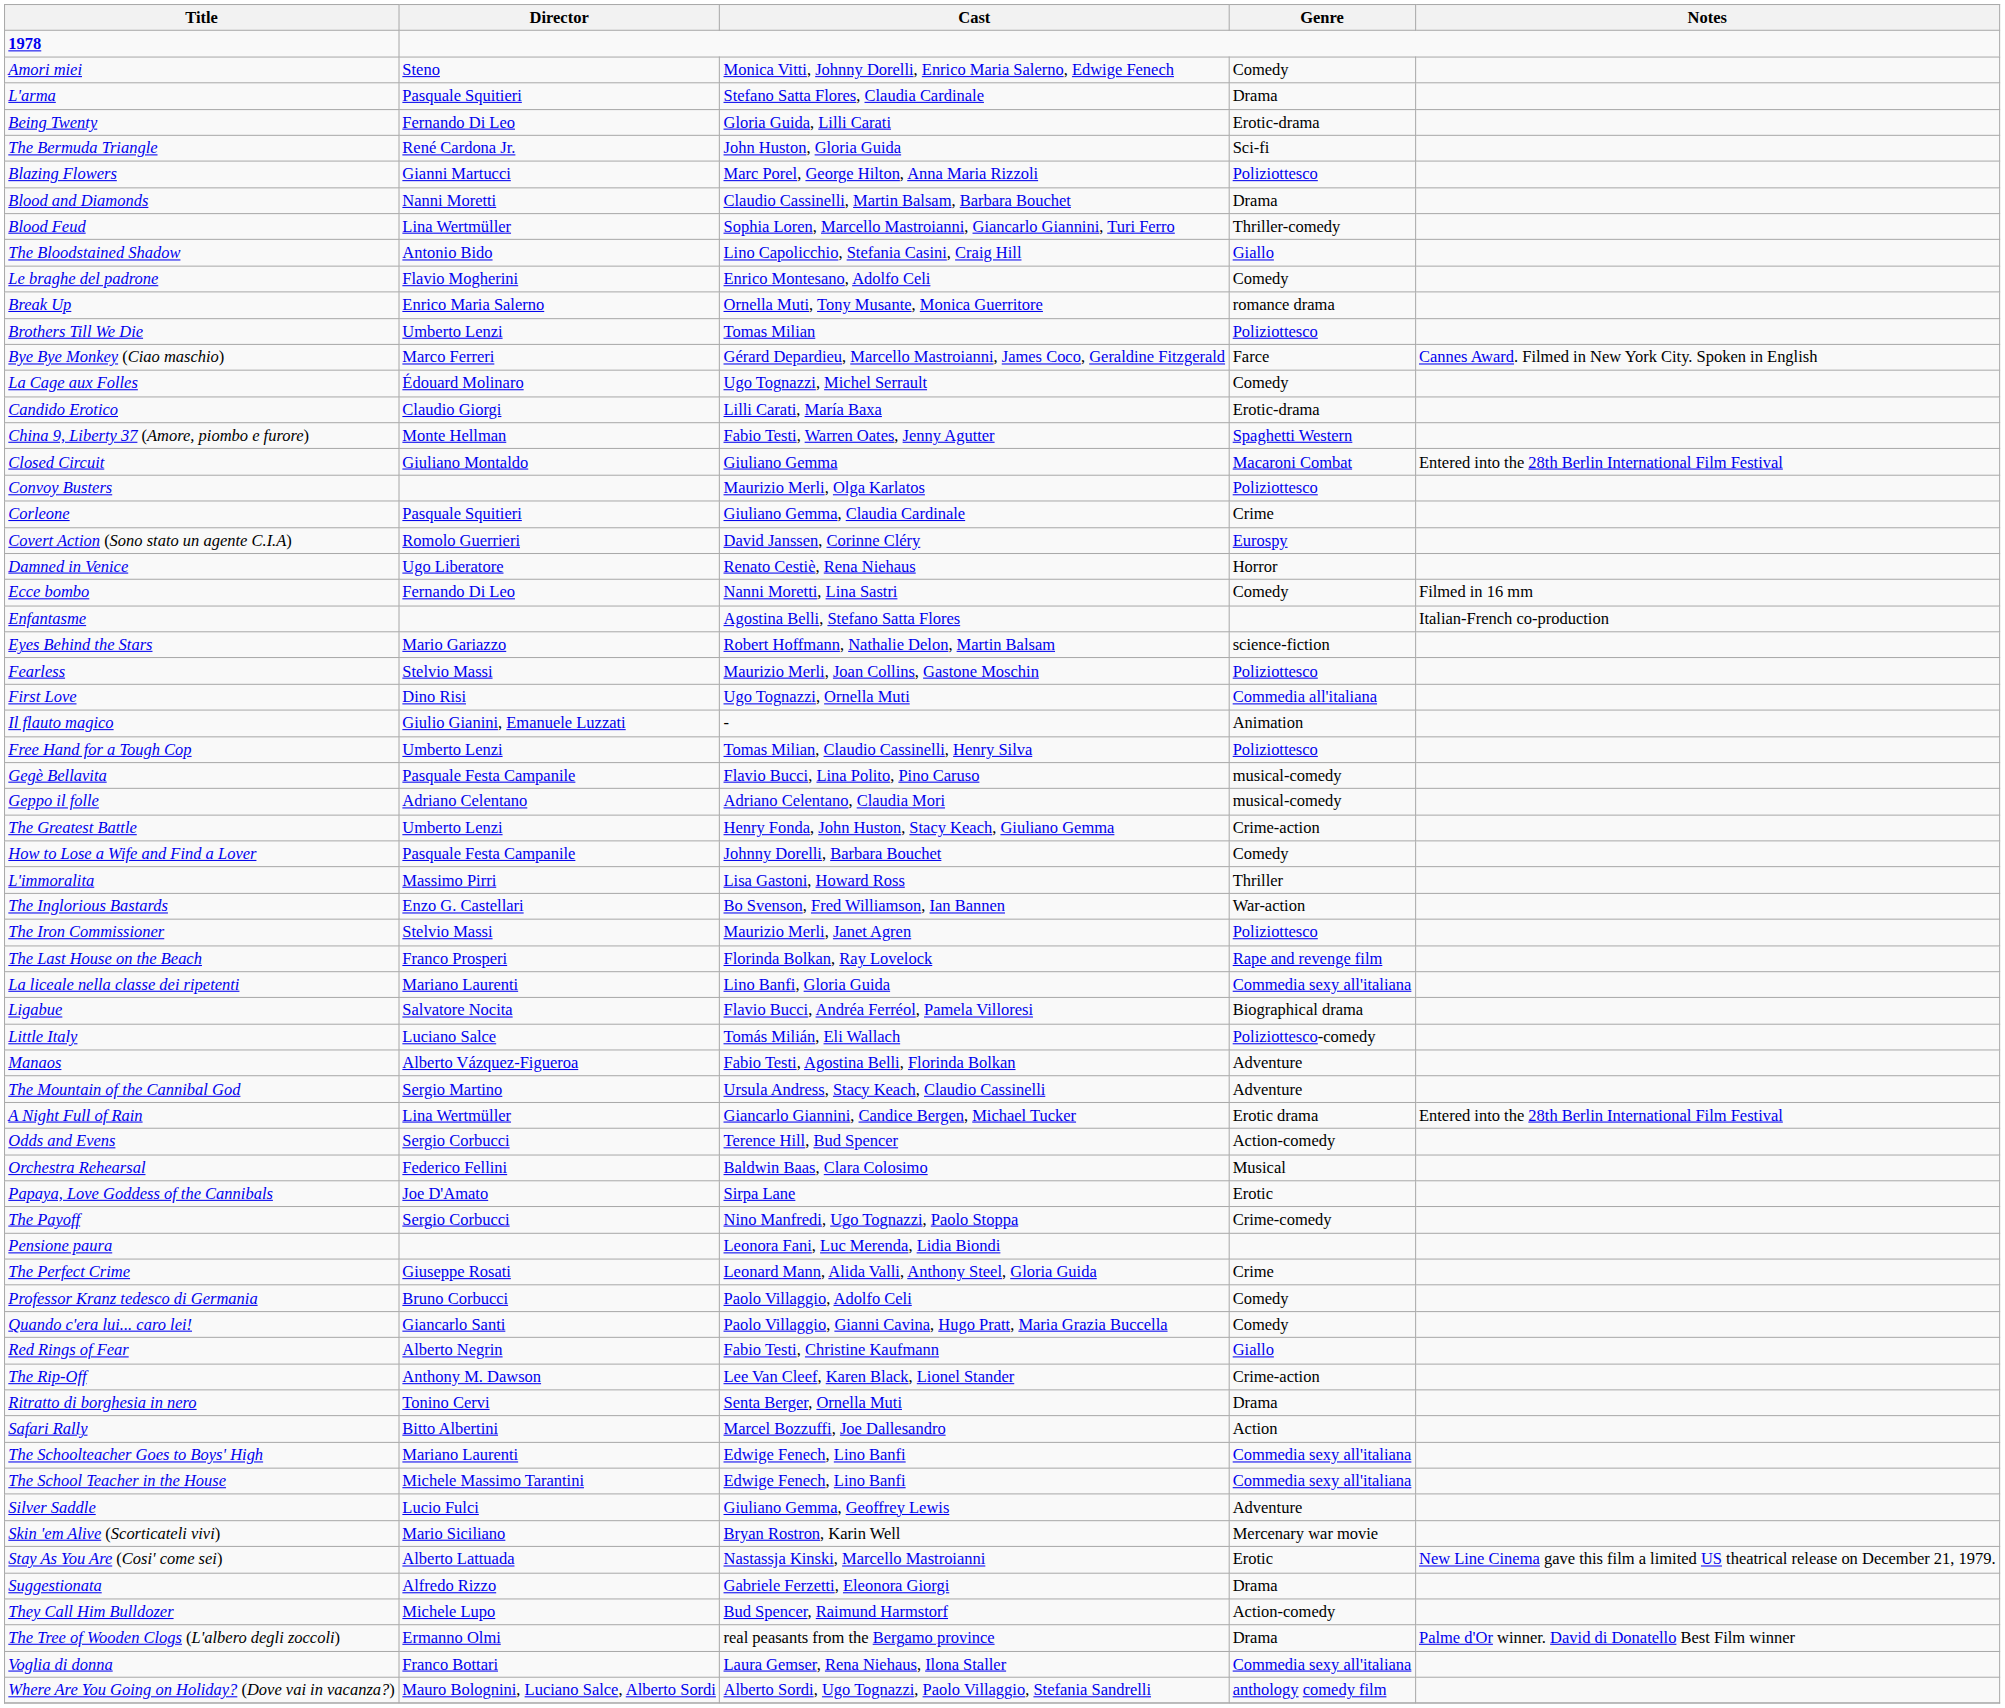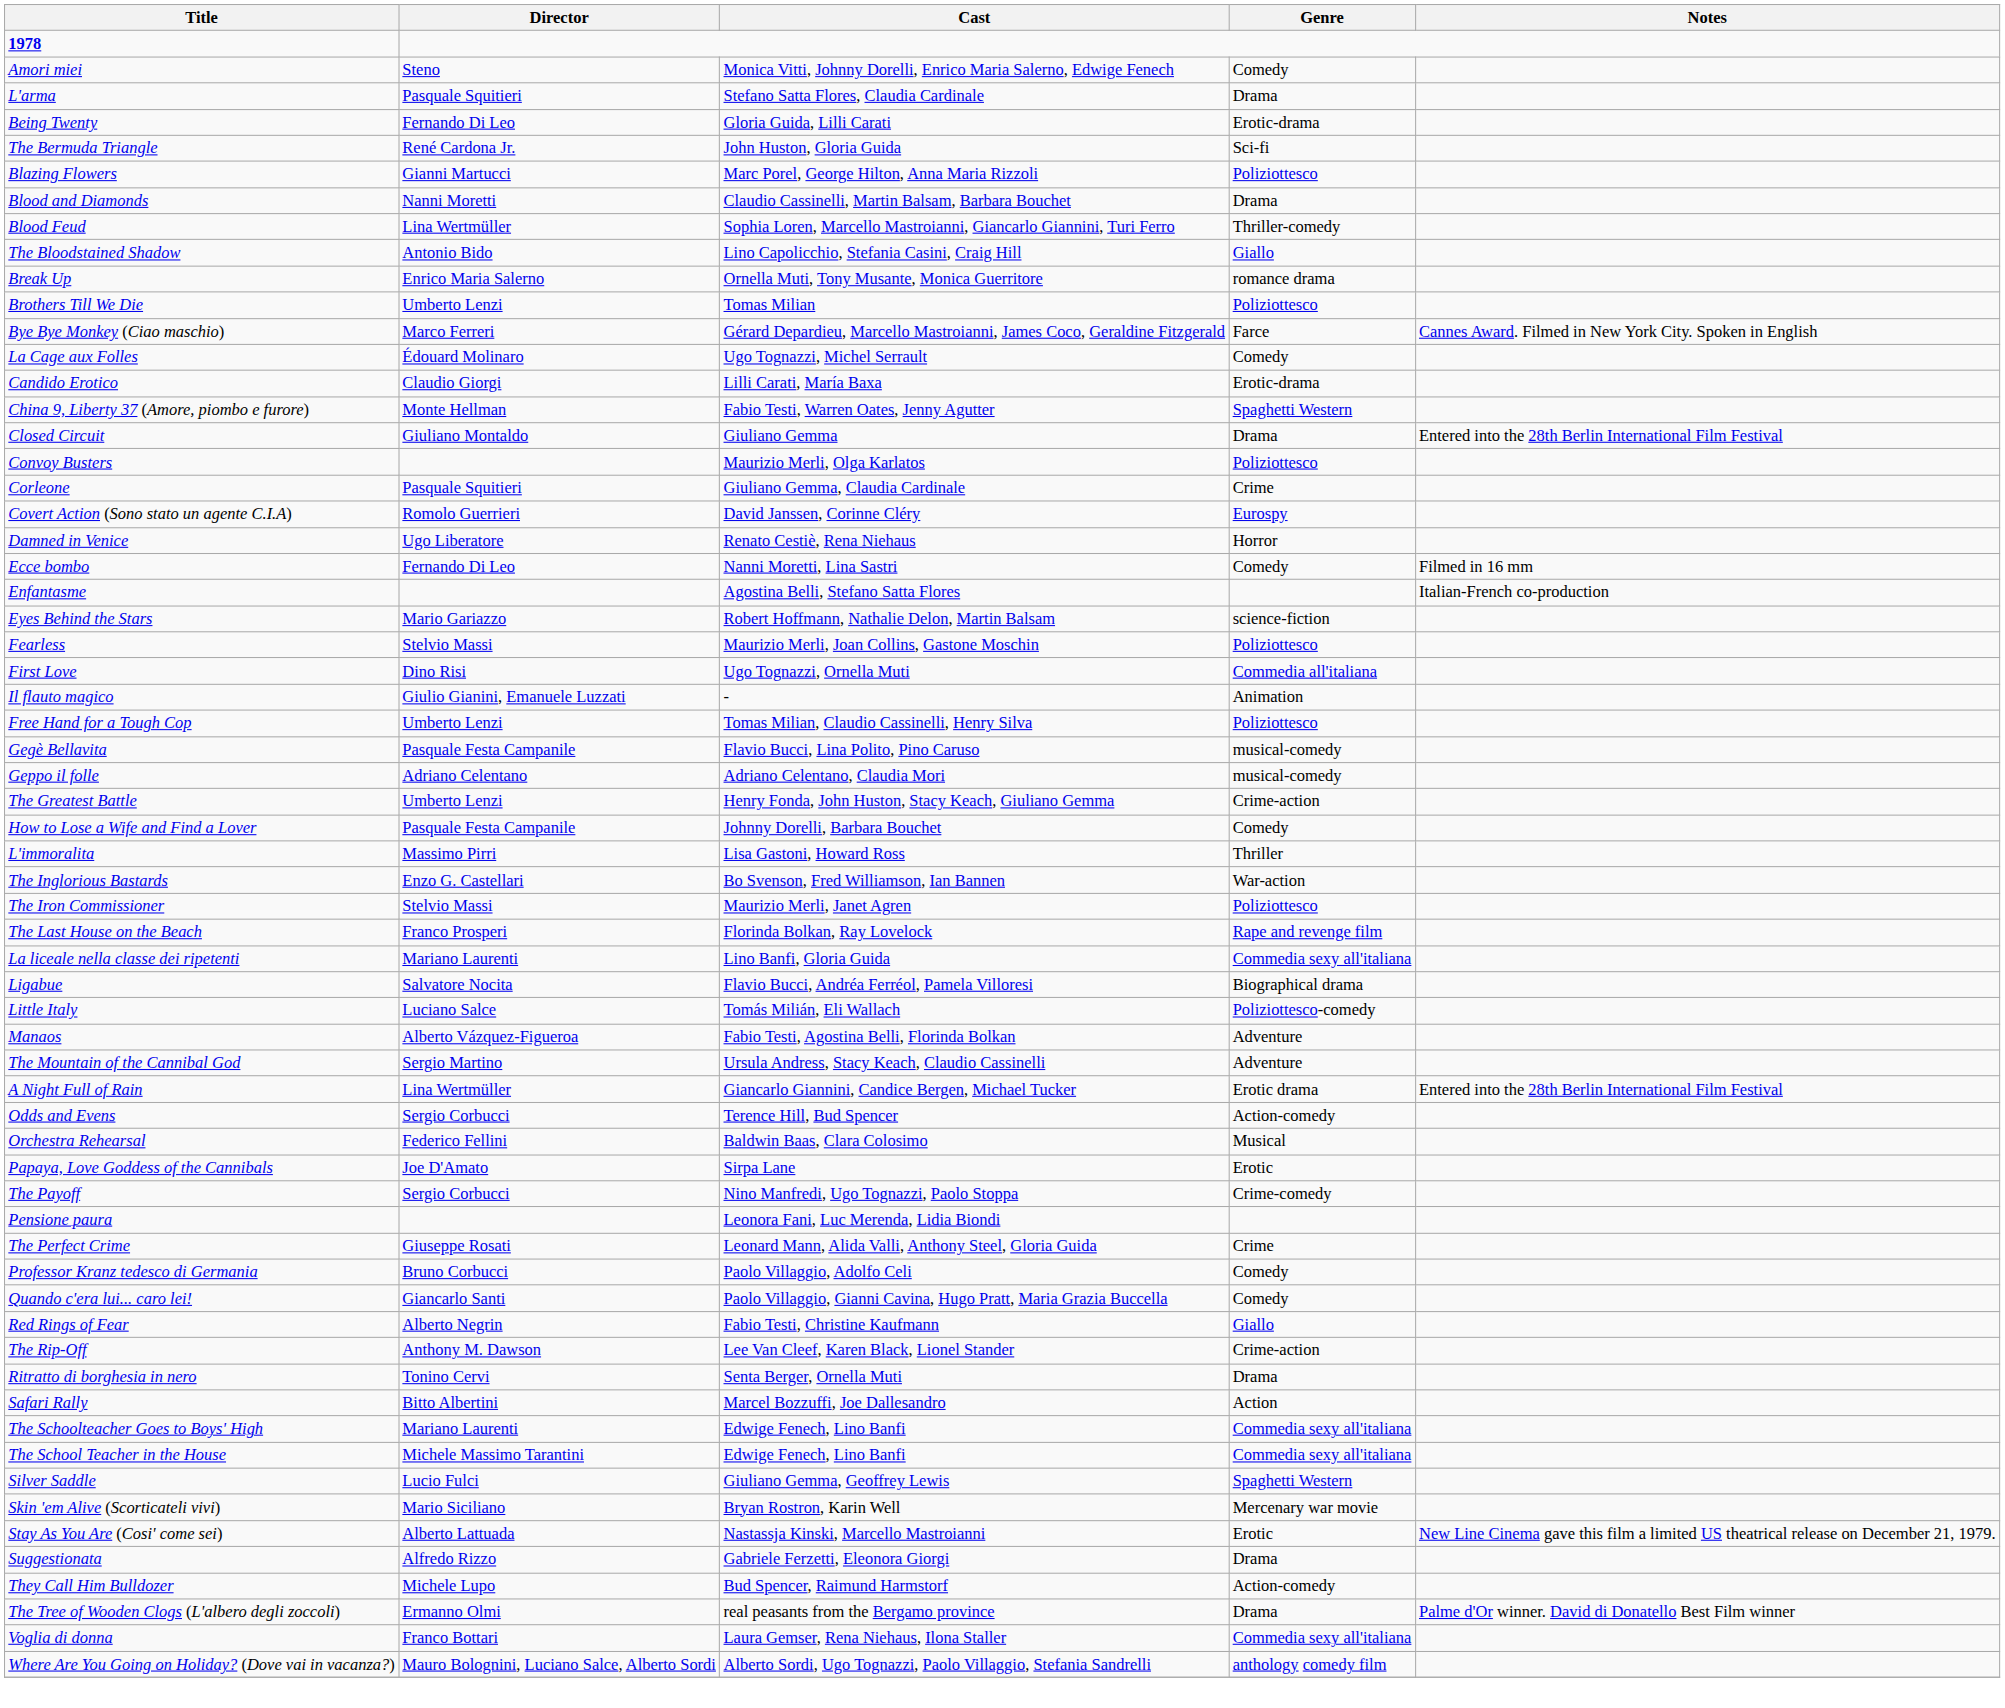- row: (83, 278)
(1292, 461) Macaroni Combat -> (1255, 435) Drama
(1267, 1507) Adventure -> (1293, 1481) Spaghetti Western
